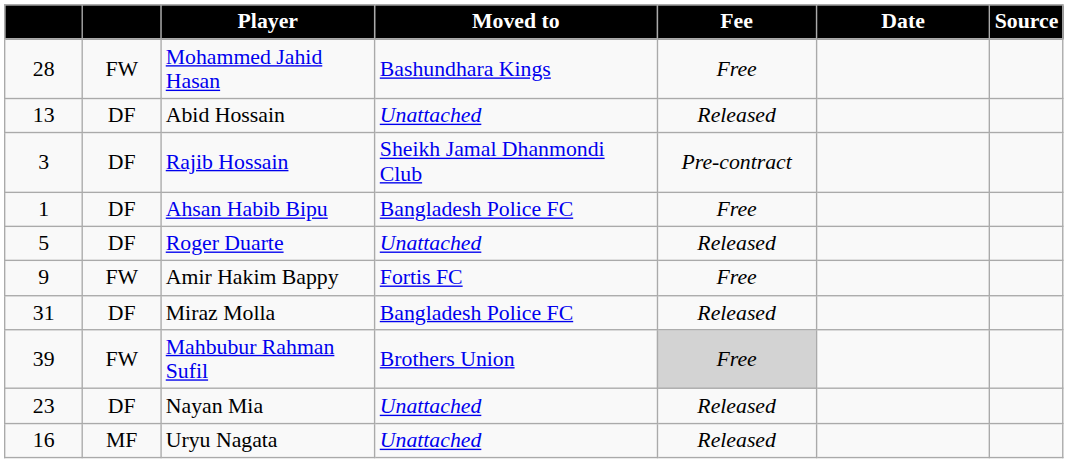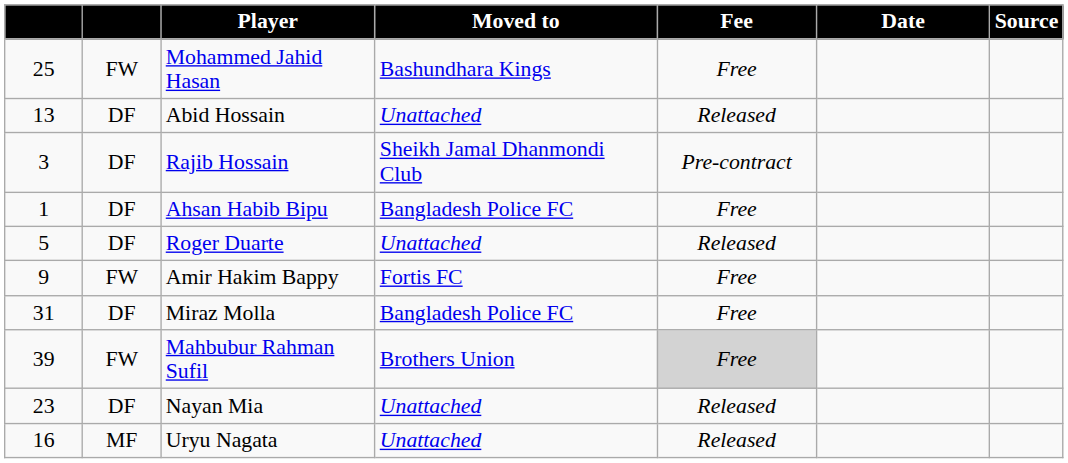(44, 68) 28 -> (44, 68) 25
(737, 312) Released -> (737, 312) Free
